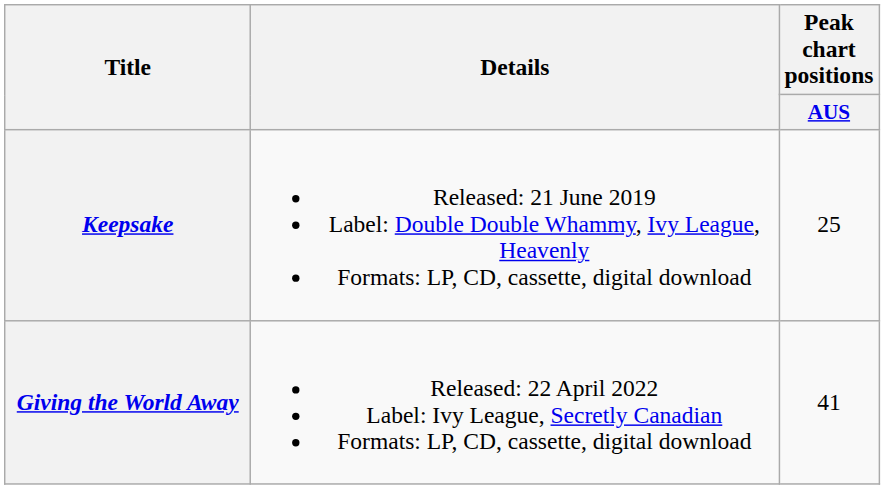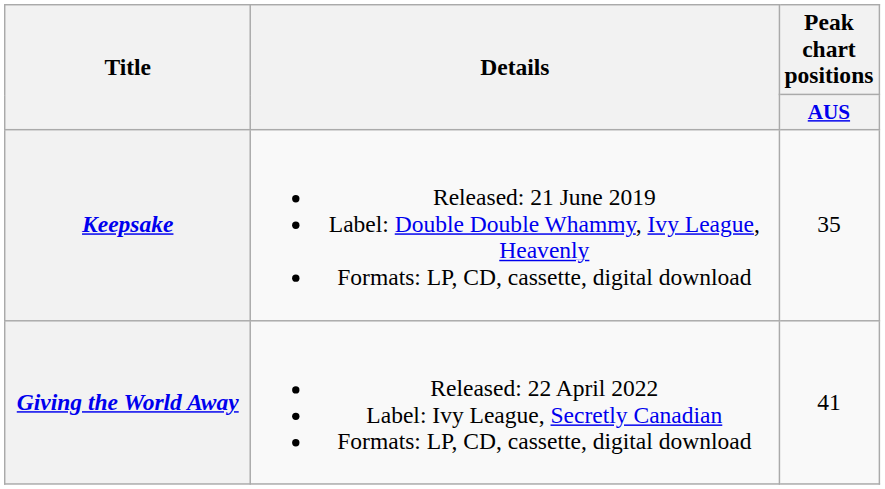(829, 224) 25 -> (829, 224) 35
